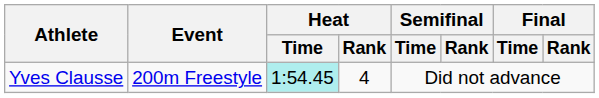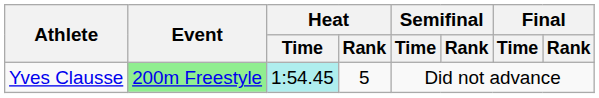(197, 78) no background -> (197, 78) lightgreen background
(364, 78) 4 -> (364, 78) 5
